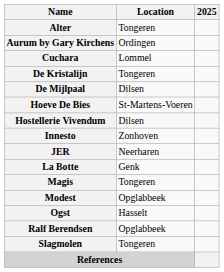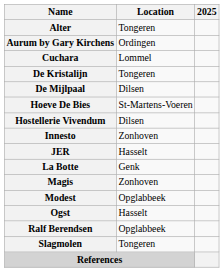(139, 151) Neerharen -> (133, 151) Hasselt
(137, 182) Tongeren -> (138, 182) Zonhoven
